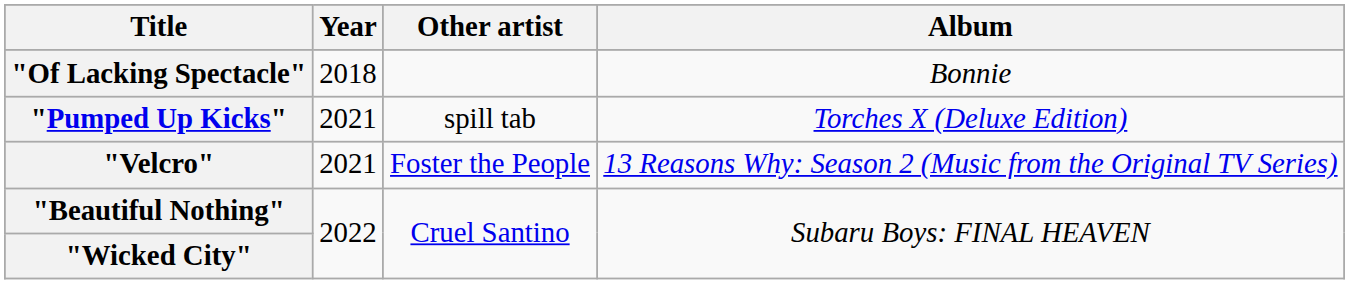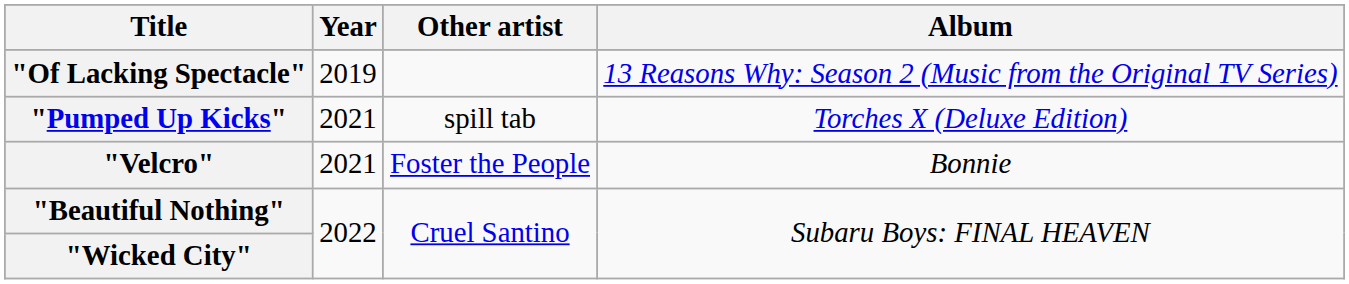(348, 73) 2018 -> (348, 73) 2019
(970, 73) Bonnie -> (970, 73) 13 Reasons Why: Season 2 (Music from the Original TV Series)
(970, 164) 13 Reasons Why: Season 2 (Music from the Original TV Series) -> (970, 164) Bonnie
